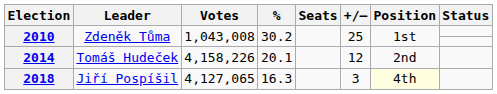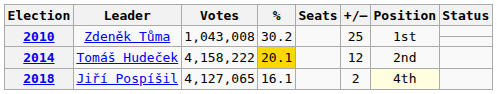(220, 57) 4,158,226 -> (220, 57) 4,158,222
(277, 57) no background -> (277, 57) gold background
(277, 79) 16.3 -> (277, 79) 16.1
(356, 79) 3 -> (356, 79) 2
